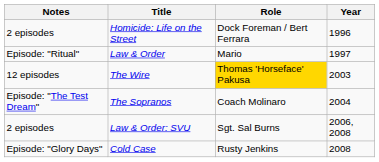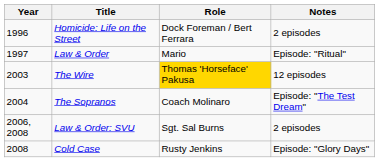columns swapped: (351, 12) <-> (56, 12)
